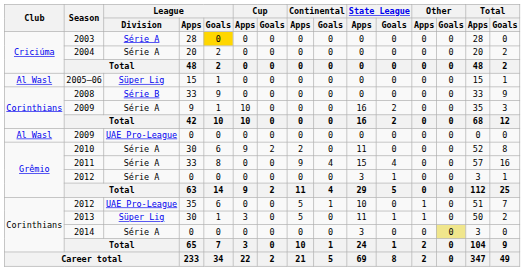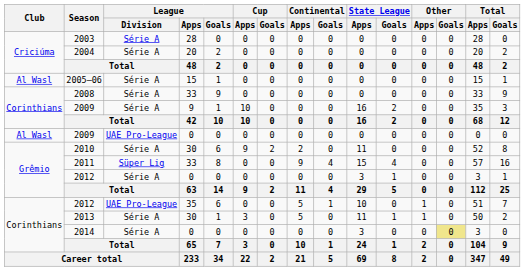(218, 39) gold background -> (218, 39) no background
(142, 80) Süper Lig -> (142, 80) Série A
(142, 94) Série B -> (142, 94) Série A
(142, 163) Série A -> (142, 163) Süper Lig
(142, 218) Süper Lig -> (142, 218) Série A
